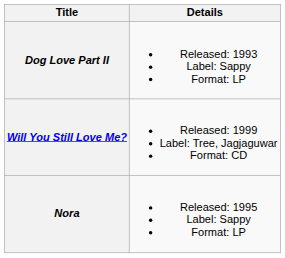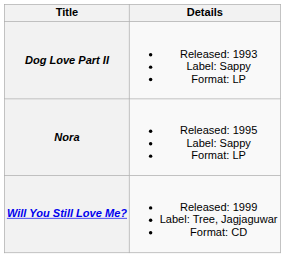rows swapped: (67, 214) <-> (67, 137)
